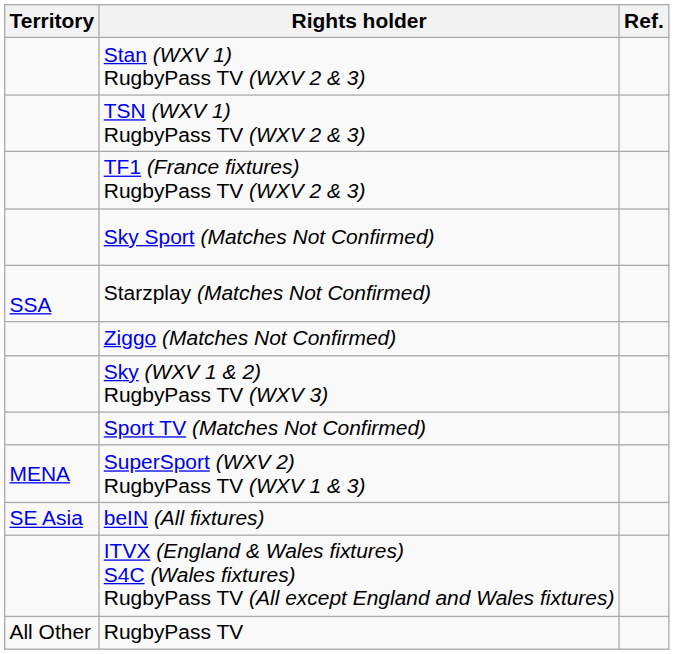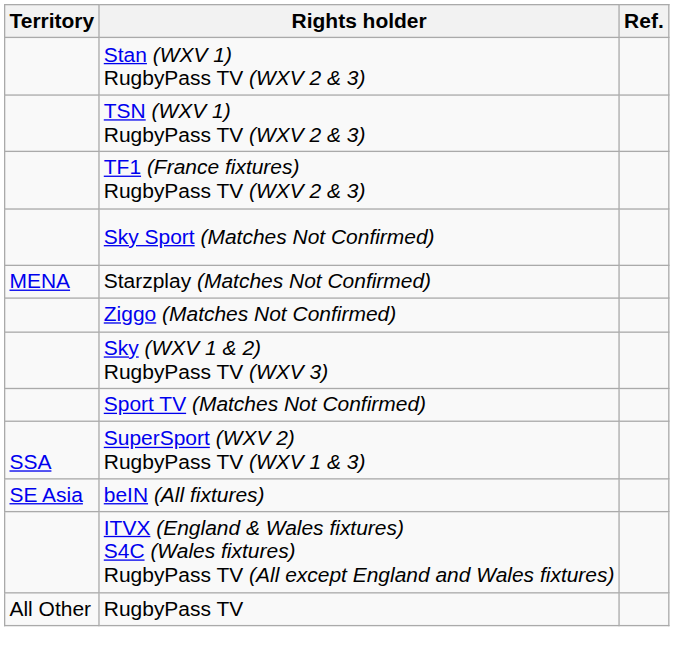(30, 305) SSA -> (40, 281) MENA
(40, 473) MENA -> (30, 461) SSA
